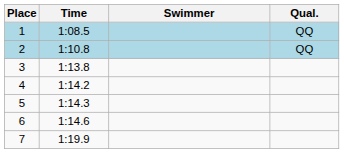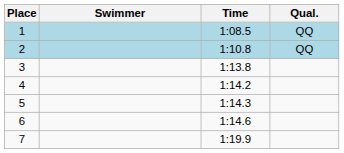columns swapped: (189, 13) <-> (74, 13)
